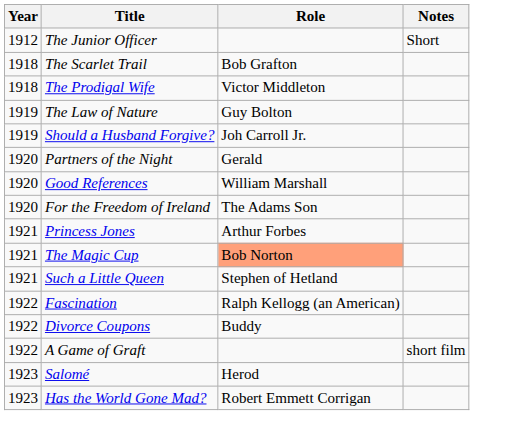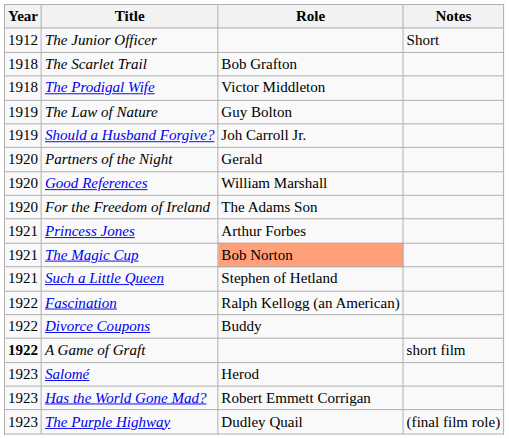(23, 350) normal -> (23, 350) bold
+ row: (108, 421)
